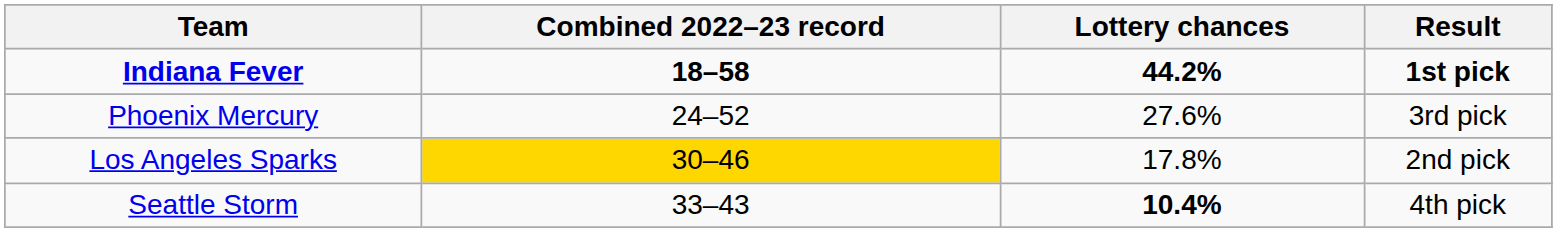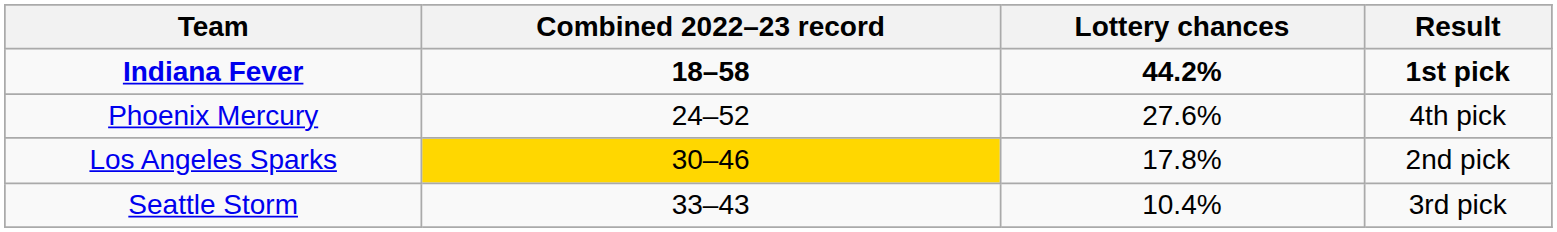(1458, 115) 3rd pick -> (1458, 115) 4th pick
(1182, 204) bold -> (1182, 204) normal
(1458, 204) 4th pick -> (1458, 204) 3rd pick
